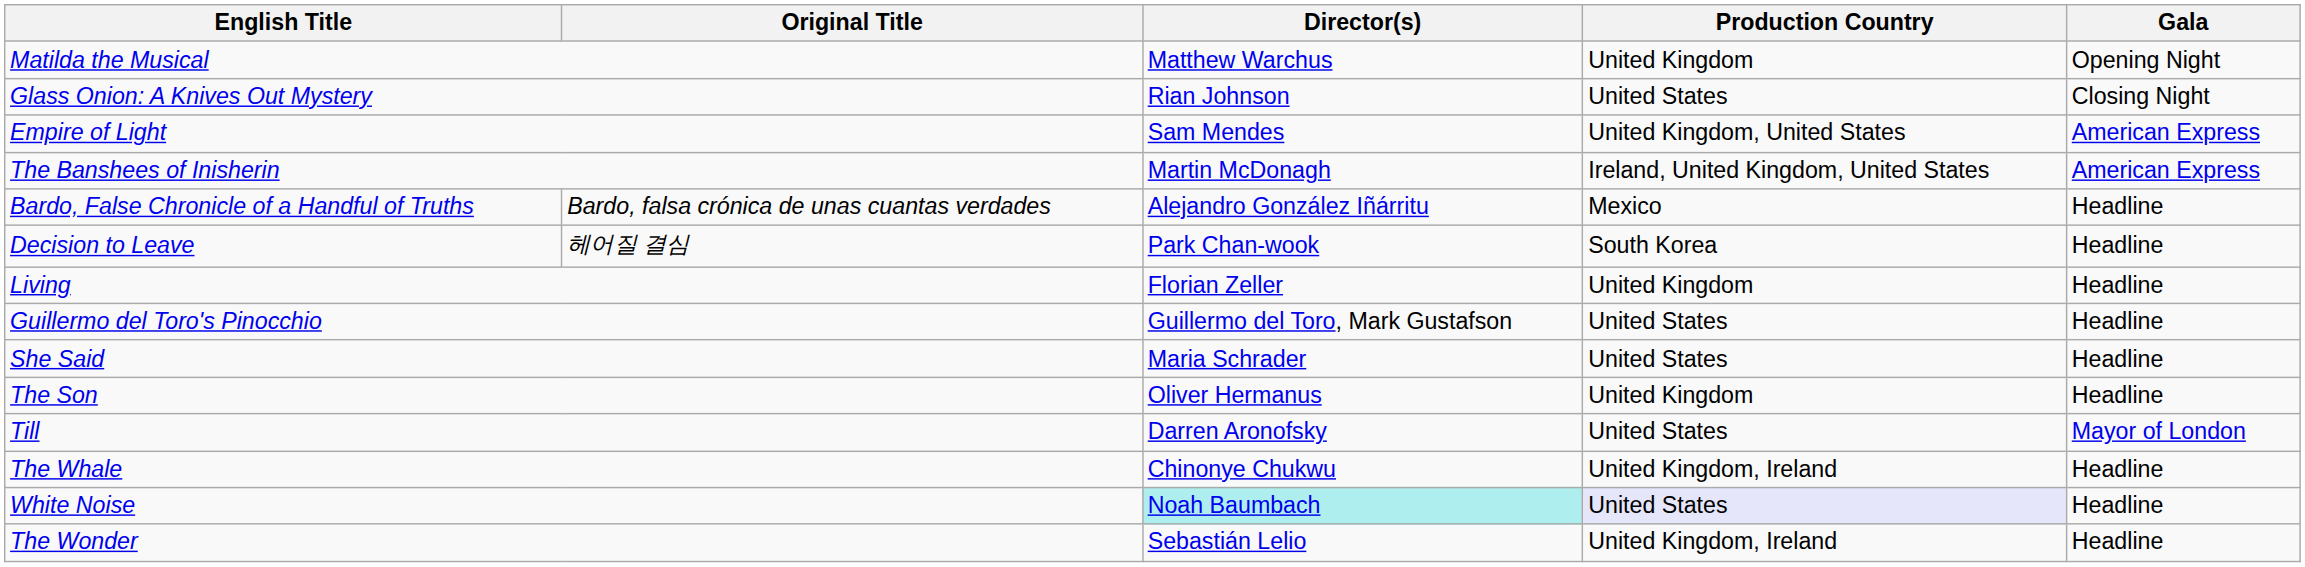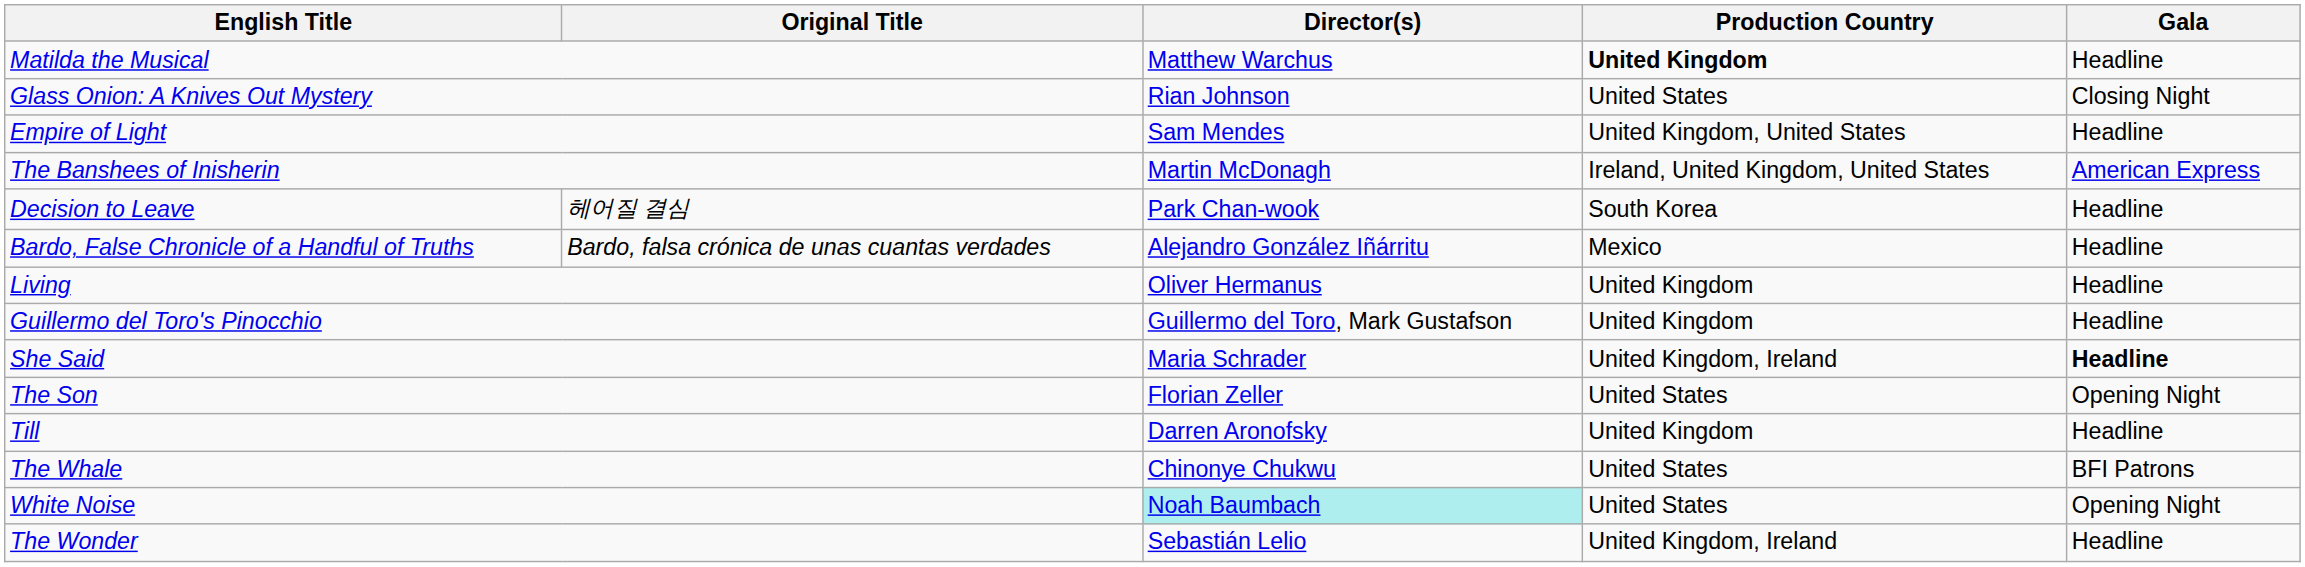(1671, 59) normal -> (1678, 59) bold
(2146, 59) Opening Night -> (2118, 59) Headline
(2166, 133) American Express -> (2118, 133) Headline
rows swapped: (242, 206) <-> (102, 245)
(1215, 284) Florian Zeller -> (1235, 284) Oliver Hermanus
(1658, 321) United States -> (1671, 321) United Kingdom
(1658, 358) United States -> (1713, 358) United Kingdom, Ireland
(2118, 358) normal -> (2120, 358) bold
(1235, 395) Oliver Hermanus -> (1215, 395) Florian Zeller
(1671, 395) United Kingdom -> (1658, 395) United States
(2118, 395) Headline -> (2146, 395) Opening Night
(1658, 431) United States -> (1671, 431) United Kingdom
(2159, 431) Mayor of London -> (2118, 431) Headline
(1713, 468) United Kingdom, Ireland -> (1658, 468) United States
(2118, 468) Headline -> (2133, 468) BFI Patrons
(1658, 505) lavender background -> (1658, 505) no background
(2118, 505) Headline -> (2146, 505) Opening Night
